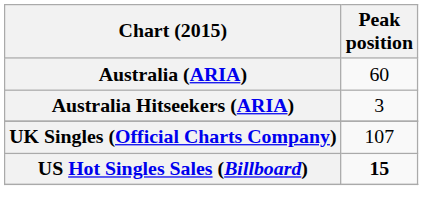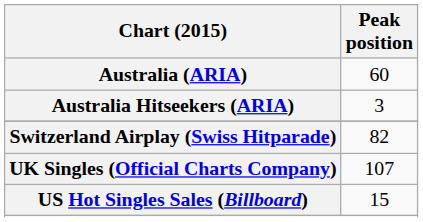+ row: (173, 136)
(379, 168) bold -> (379, 199) normal
